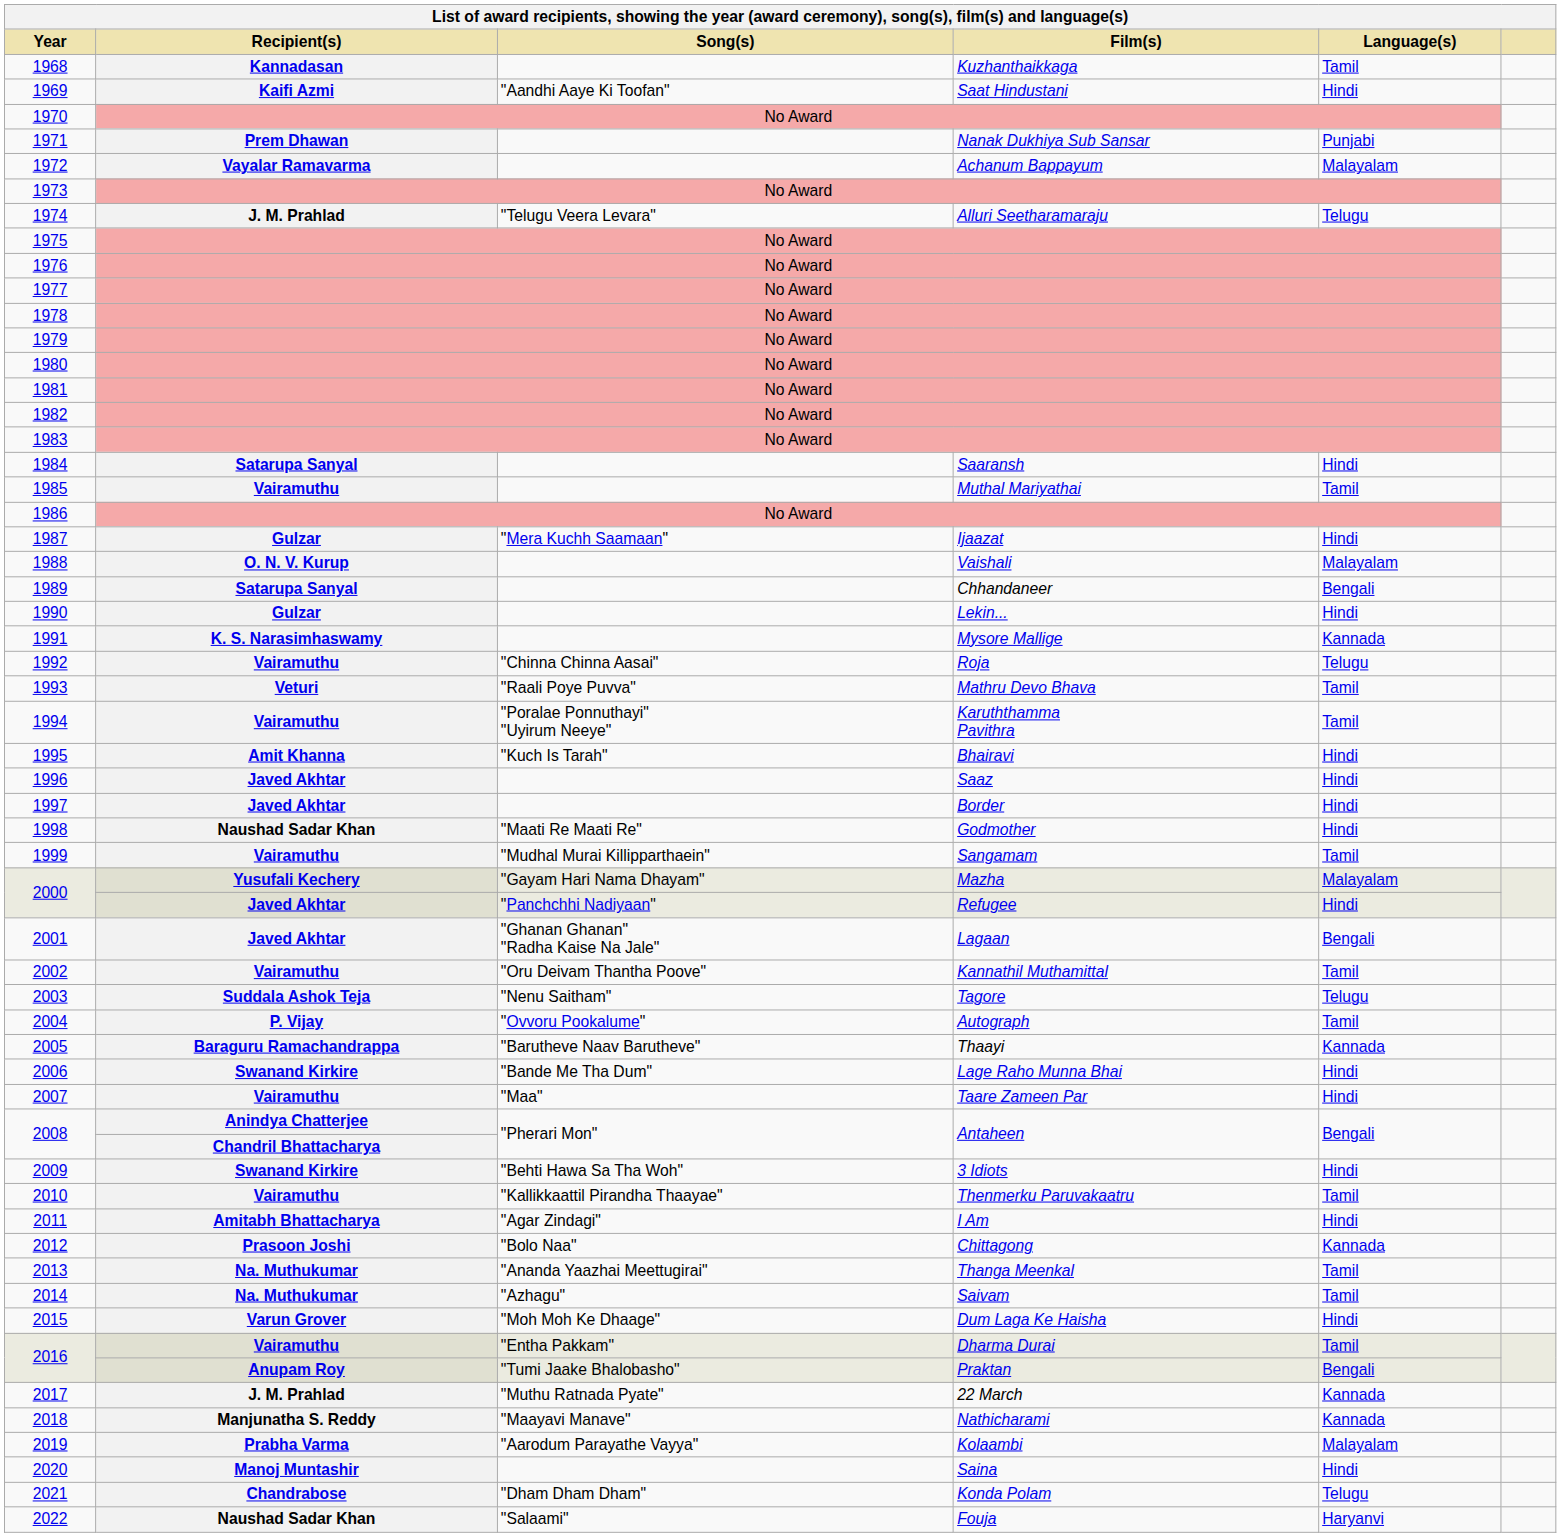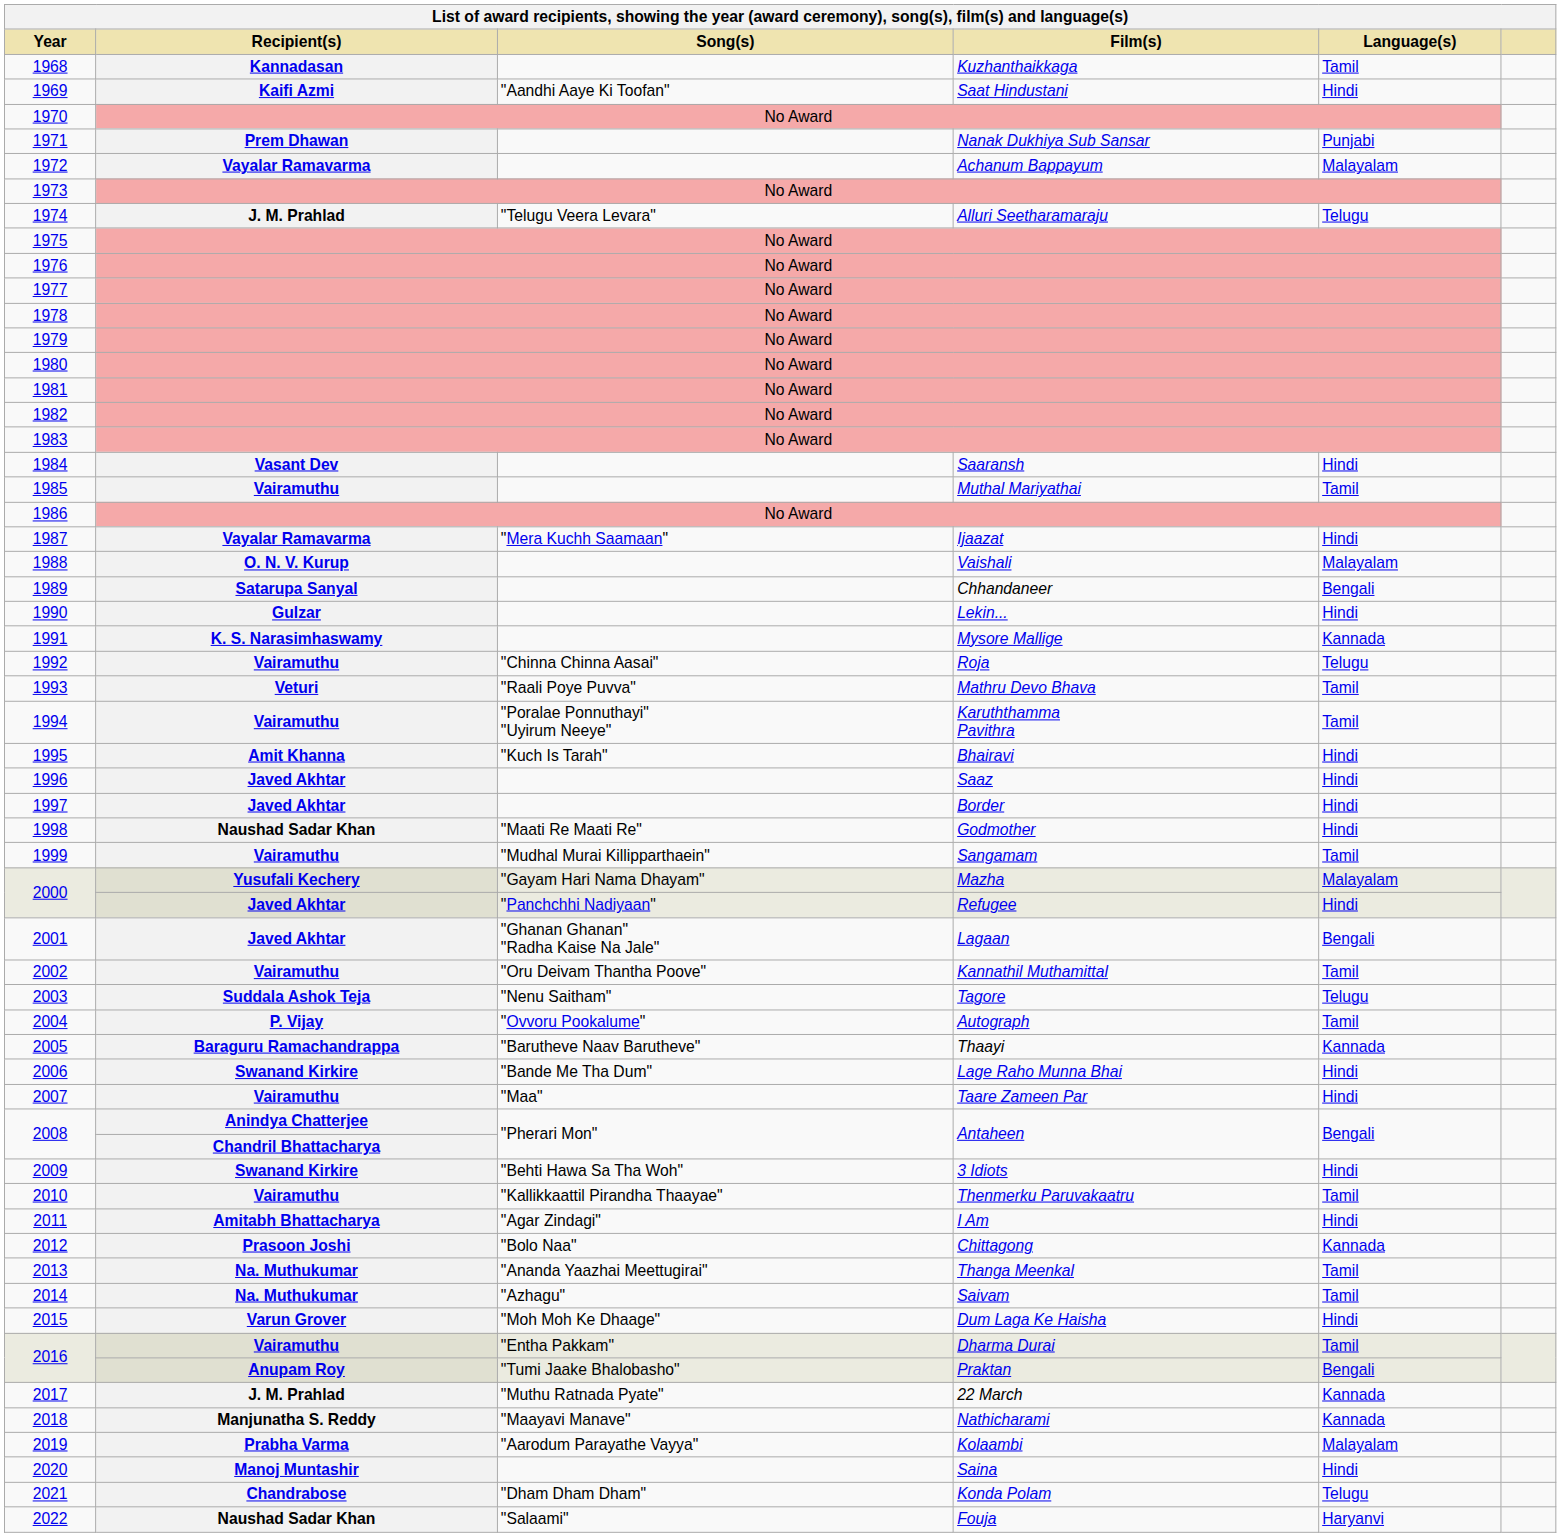(296, 464) Satarupa Sanyal -> (296, 464) Vasant Dev
(296, 539) Gulzar -> (296, 539) Vayalar Ramavarma
